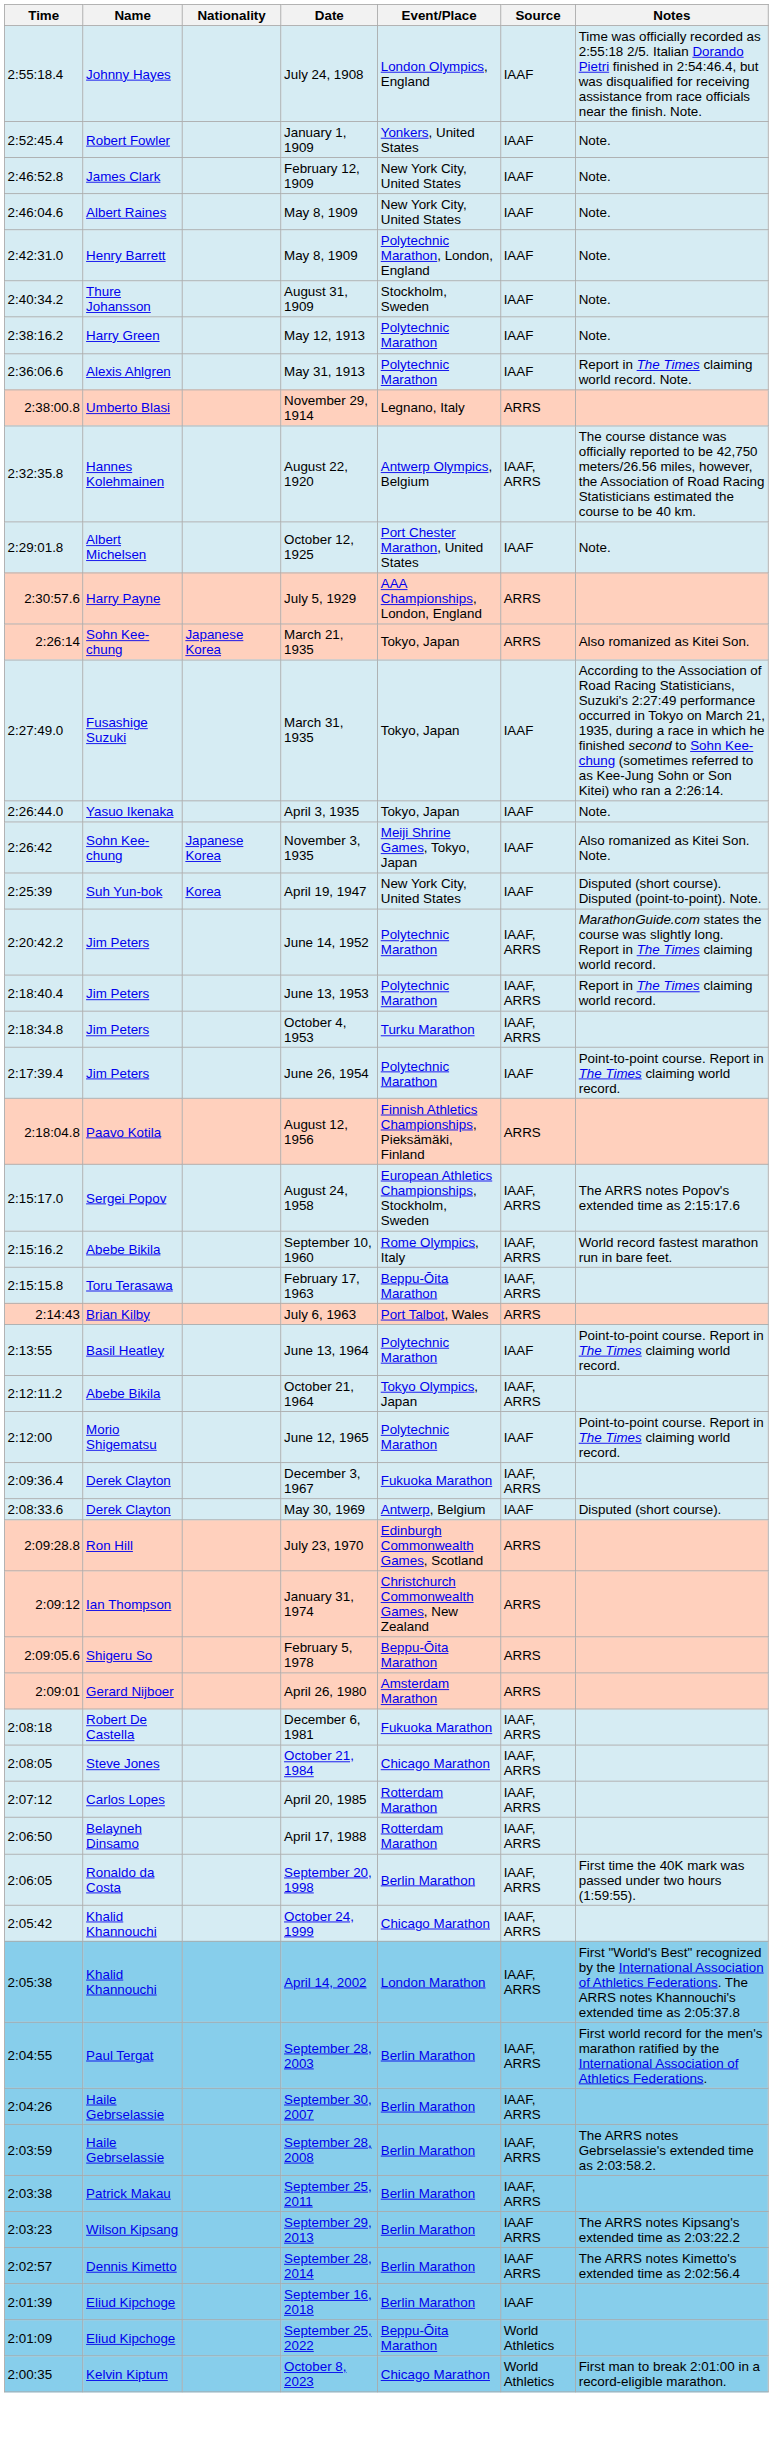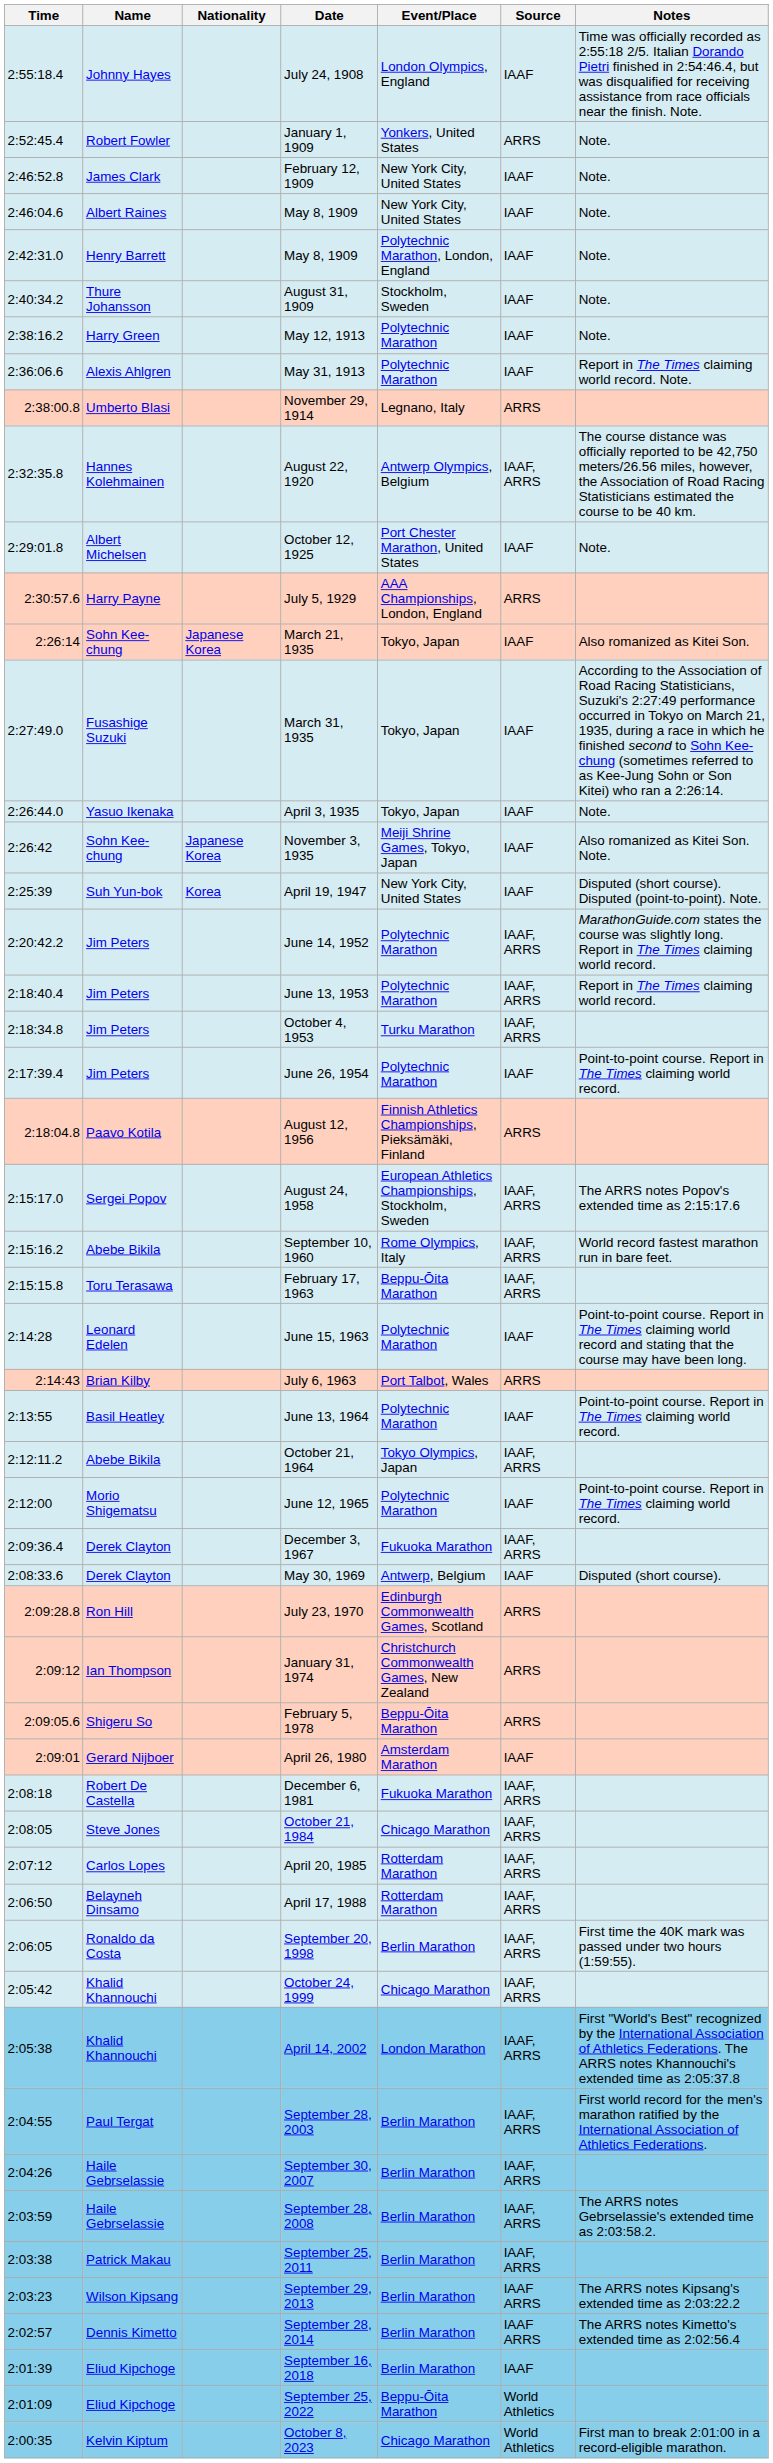(518, 140) IAAF -> (522, 140) ARRS
(522, 642) ARRS -> (518, 642) IAAF
+ row: (30, 1336)
(522, 1691) ARRS -> (518, 1757) IAAF
